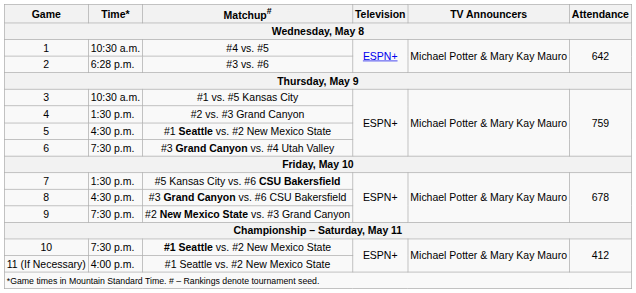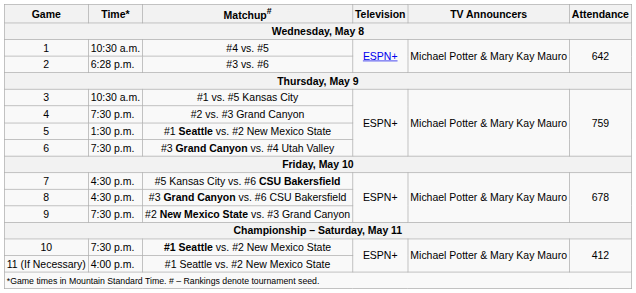(113, 115) 1:30 p.m. -> (113, 115) 7:30 p.m.
(113, 131) 4:30 p.m. -> (113, 131) 1:30 p.m.
(113, 181) 1:30 p.m. -> (113, 181) 4:30 p.m.
